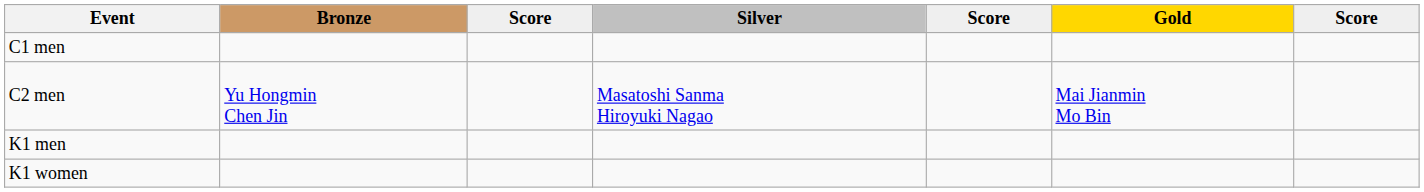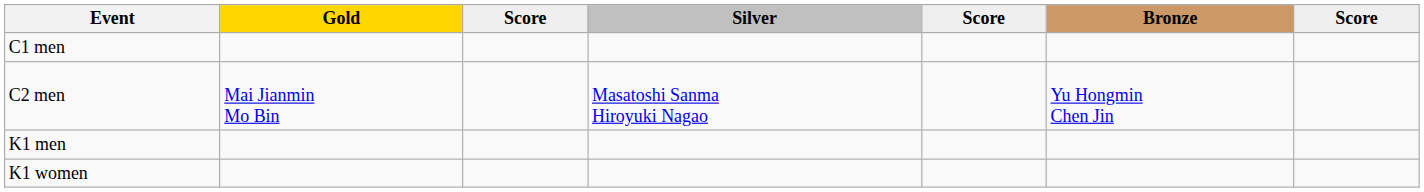columns swapped: (1173, 18) <-> (344, 18)
